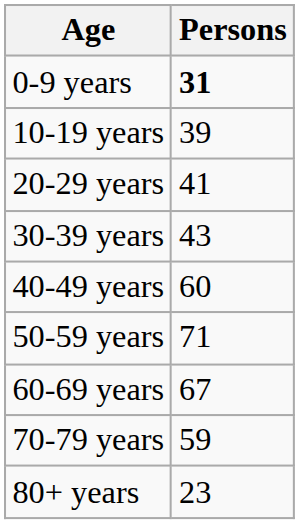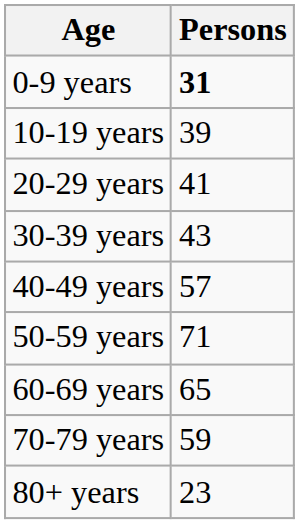(195, 286) 60 -> (195, 286) 57
(195, 388) 67 -> (195, 388) 65
